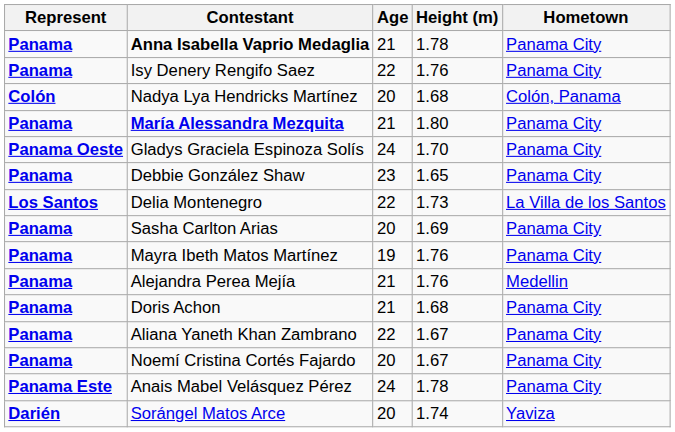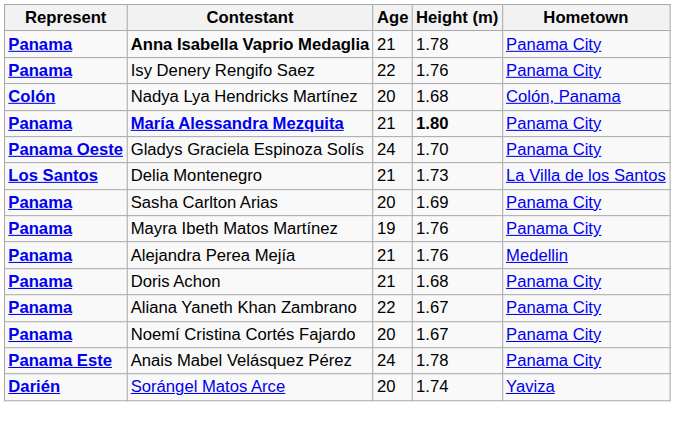(432, 123) normal -> (432, 123) bold
- row: (218, 176)
(386, 202) 22 -> (386, 176) 21
